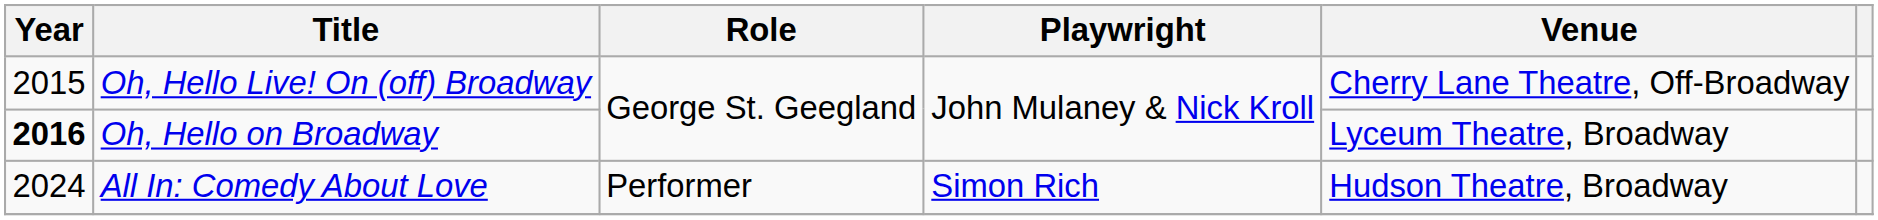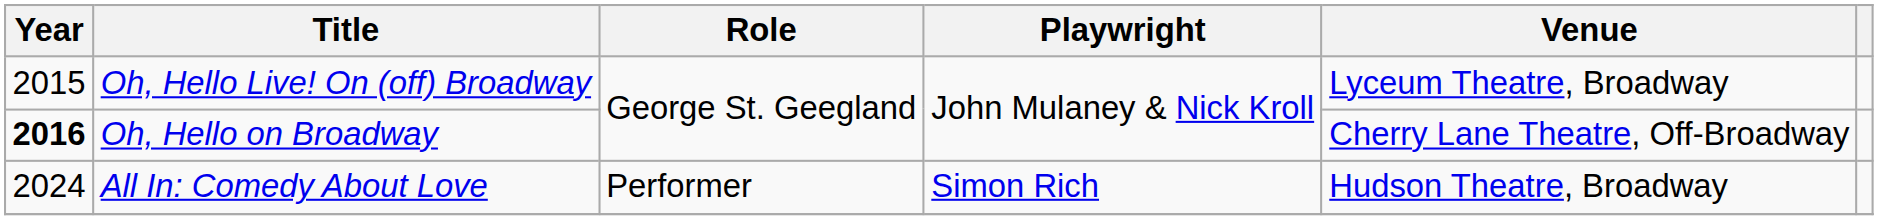(1589, 82) Cherry Lane Theatre, Off-Broadway -> (1529, 82) Lyceum Theatre, Broadway
(1529, 134) Lyceum Theatre, Broadway -> (1589, 134) Cherry Lane Theatre, Off-Broadway
